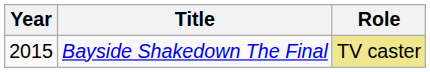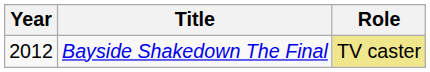(31, 51) 2015 -> (31, 51) 2012
